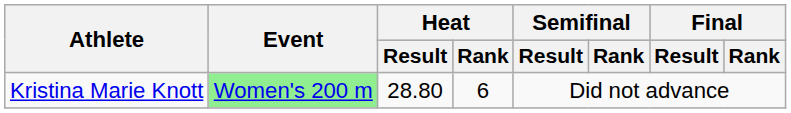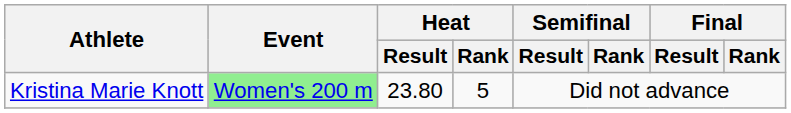(415, 91) 28.80 -> (415, 91) 23.80
(483, 91) 6 -> (483, 91) 5
